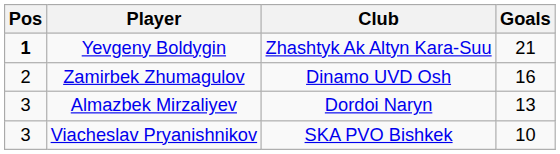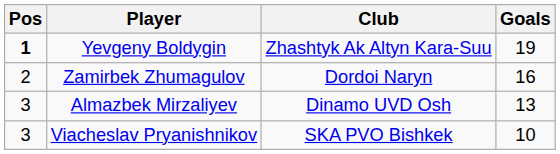(525, 47) 21 -> (525, 47) 19
(379, 76) Dinamo UVD Osh -> (379, 76) Dordoi Naryn
(379, 105) Dordoi Naryn -> (379, 105) Dinamo UVD Osh
